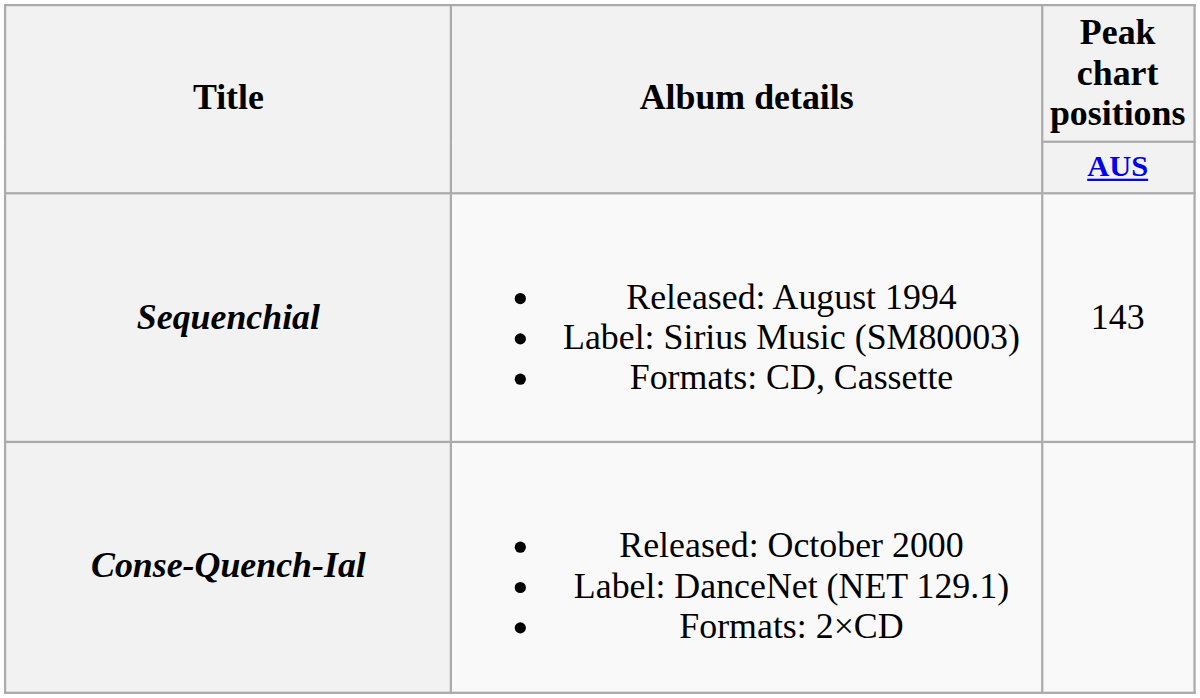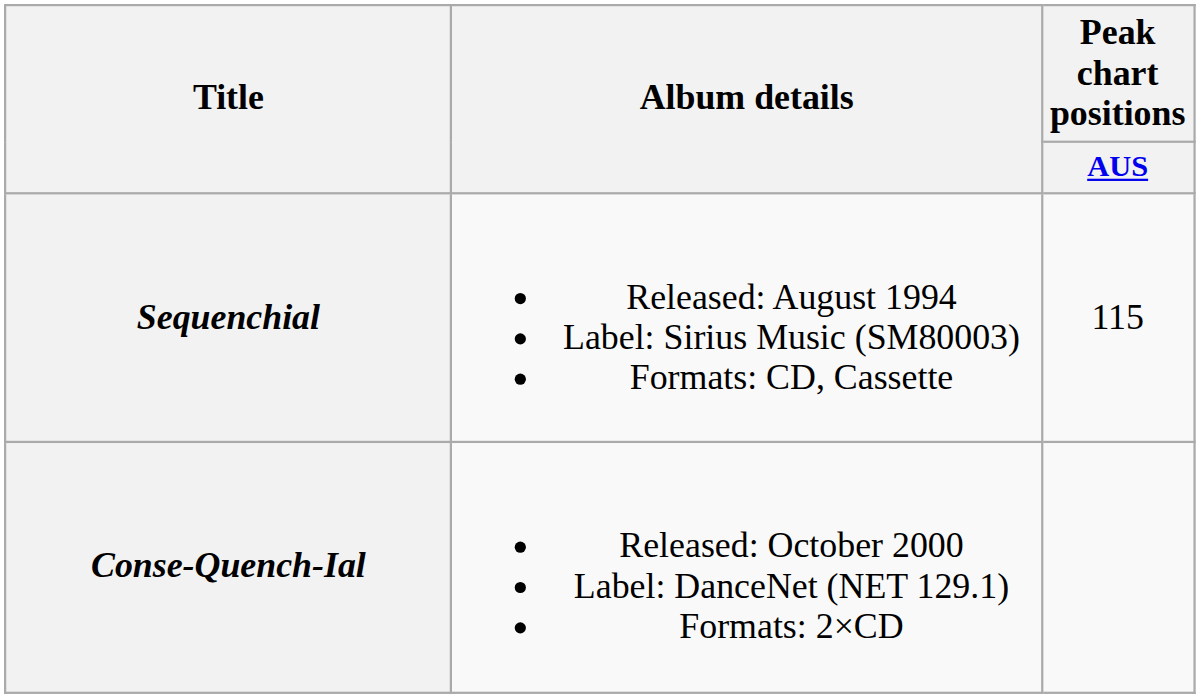(1118, 316) 143 -> (1118, 316) 115
